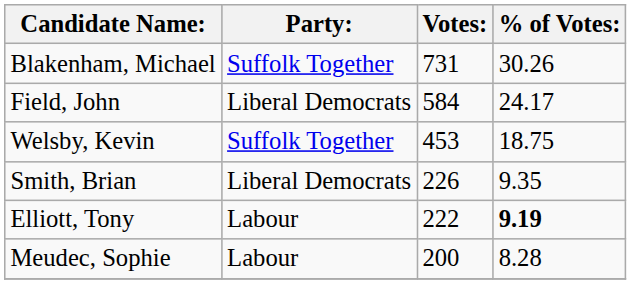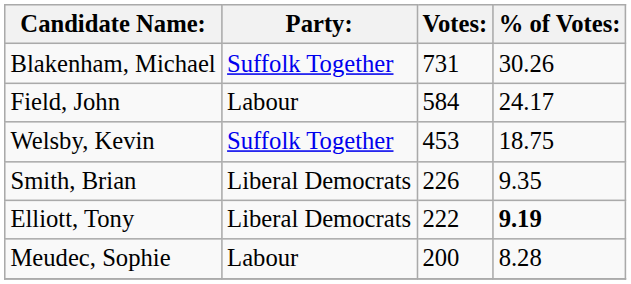(319, 102) Liberal Democrats -> (263, 102) Labour
(263, 219) Labour -> (319, 219) Liberal Democrats
